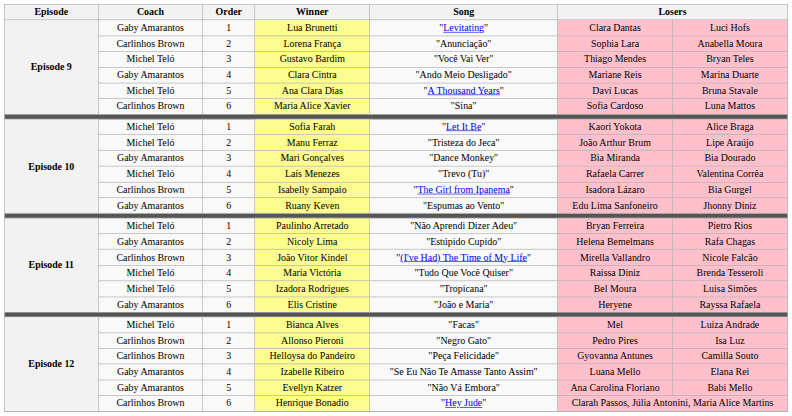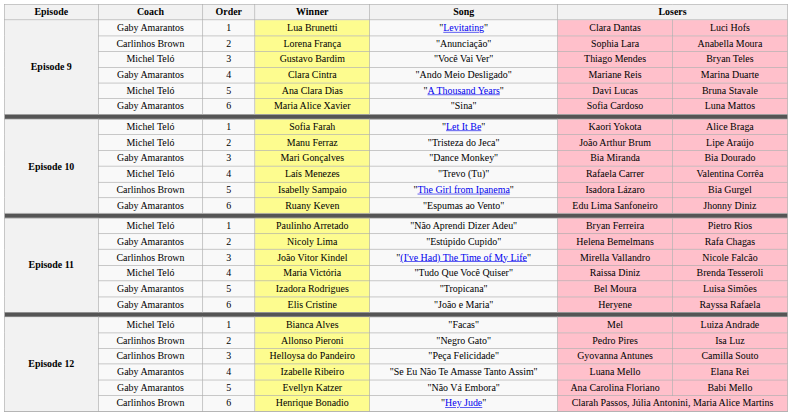(150, 106) Carlinhos Brown -> (150, 106) Gaby Amarantos
(150, 288) Michel Teló -> (150, 288) Gaby Amarantos
